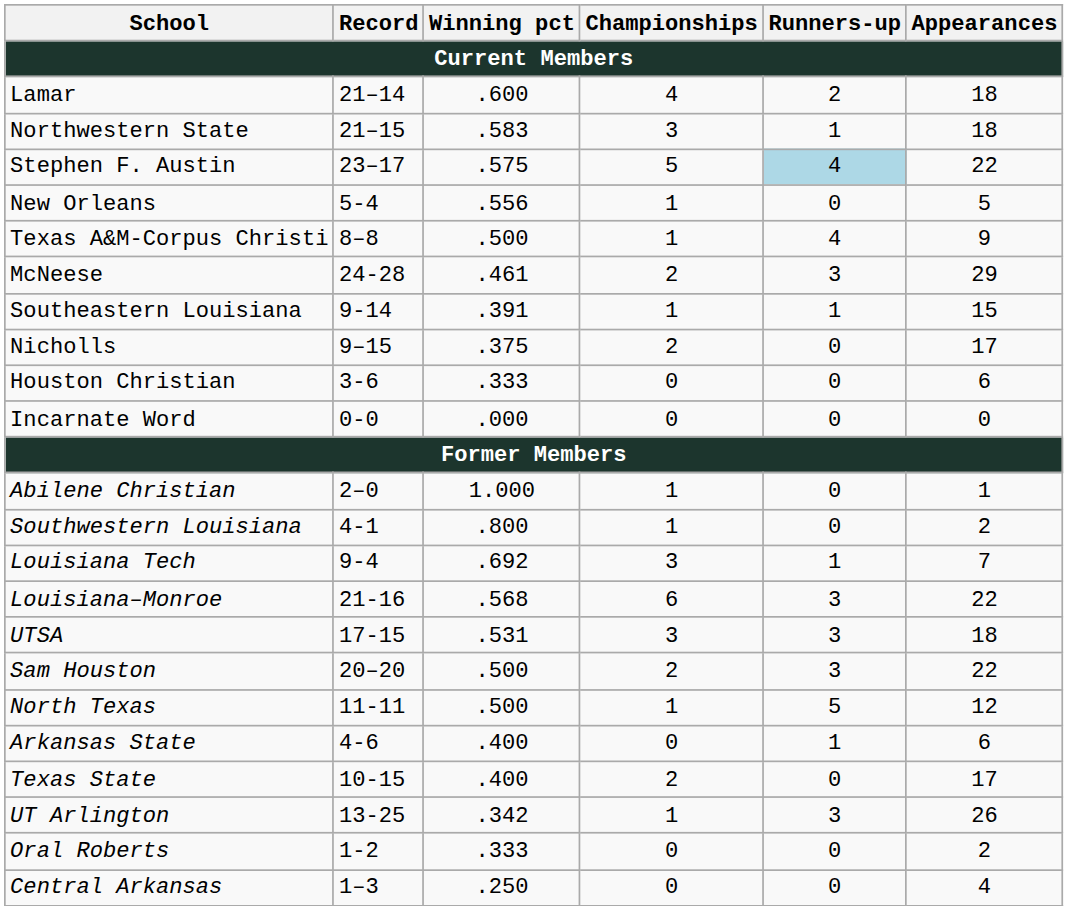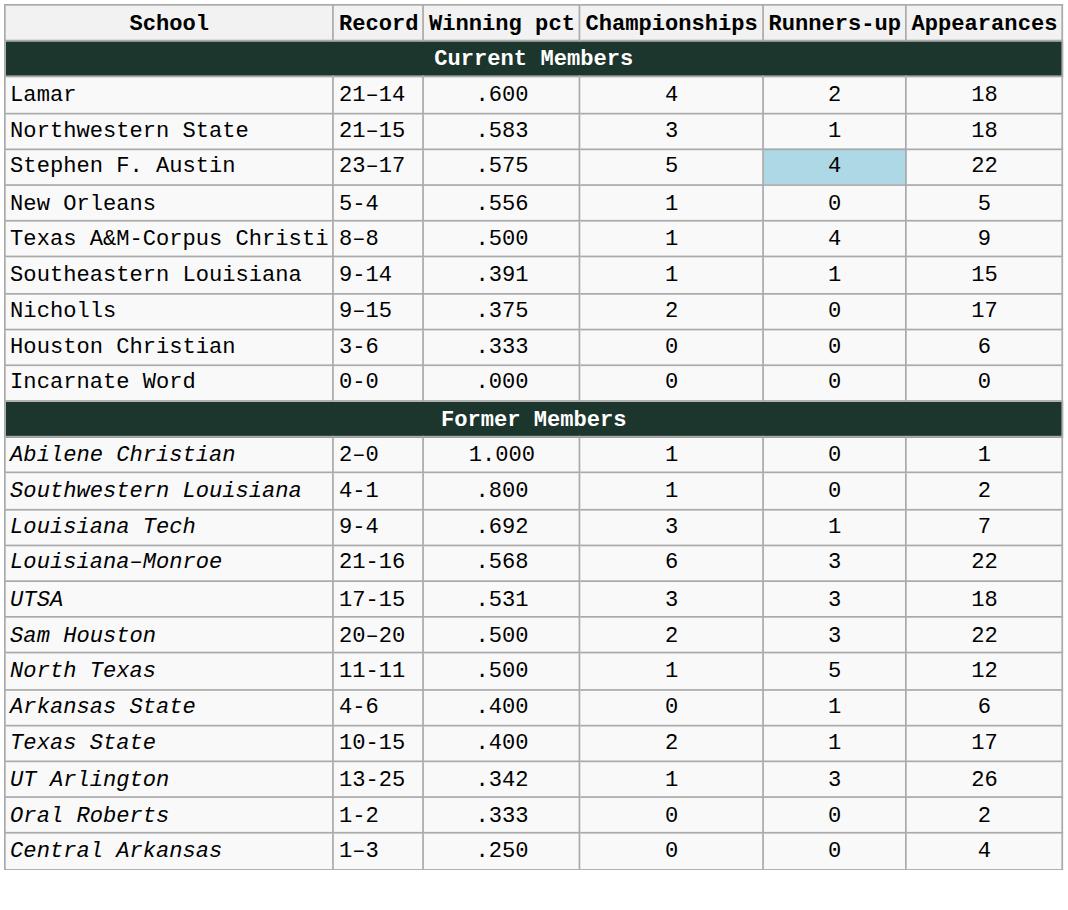- row: (57, 275)
(835, 779) 0 -> (835, 743) 1
